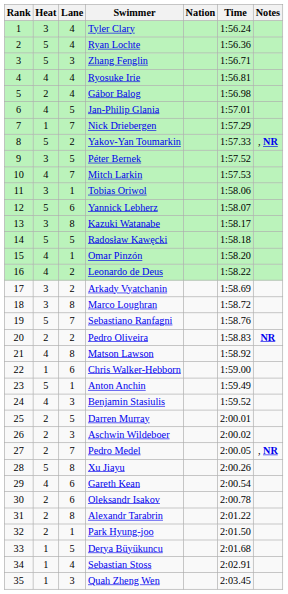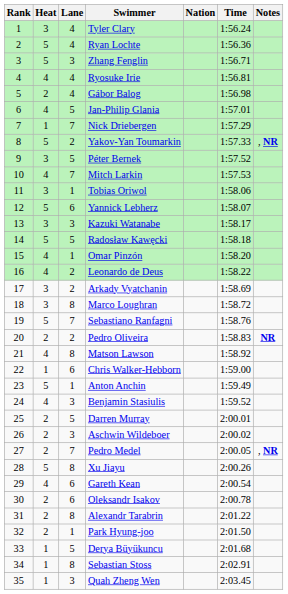(72, 223) 8 -> (72, 223) 3
(72, 564) 4 -> (72, 564) 8
